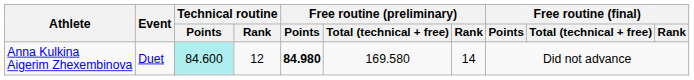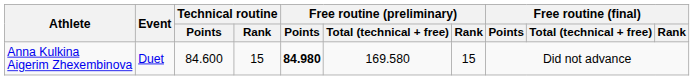(204, 59) paleturquoise background -> (204, 59) no background
(257, 59) 12 -> (257, 59) 15
(469, 59) 14 -> (469, 59) 15
